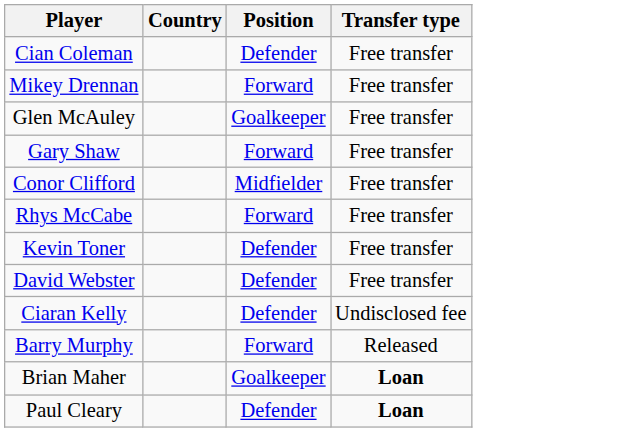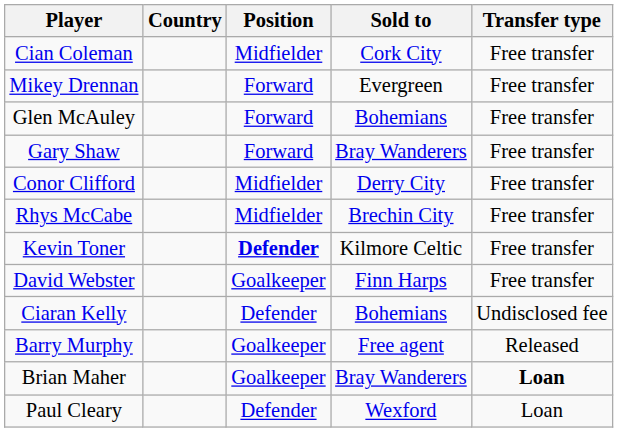+ column: (401, 20)
(278, 53) Defender -> (278, 53) Midfielder
(278, 118) Goalkeeper -> (278, 118) Forward
(278, 215) Forward -> (278, 215) Midfielder
(278, 248) normal -> (278, 248) bold
(278, 280) Defender -> (278, 280) Goalkeeper
(278, 345) Forward -> (278, 345) Goalkeeper
(401, 410) bold -> (542, 410) normal
